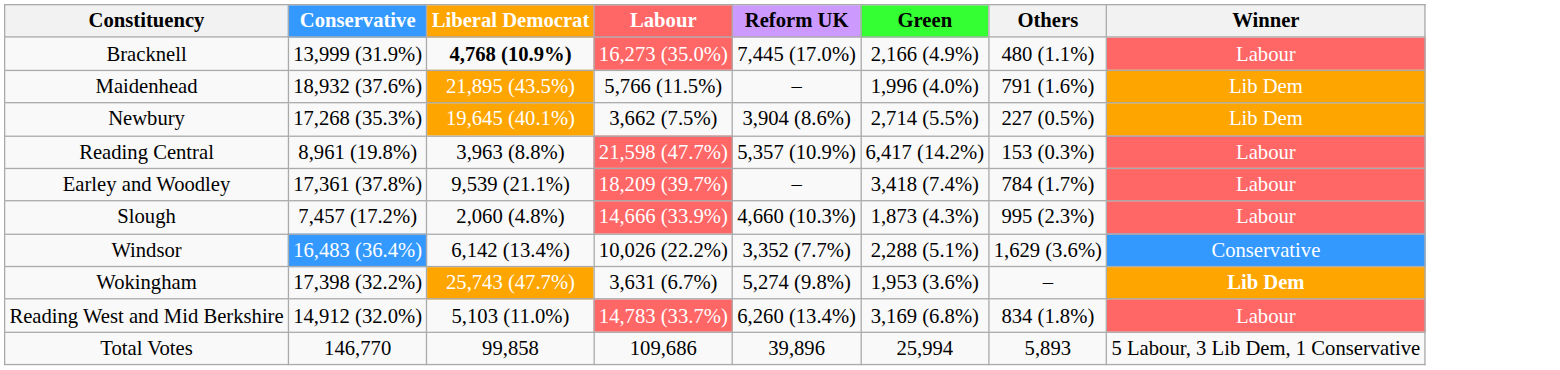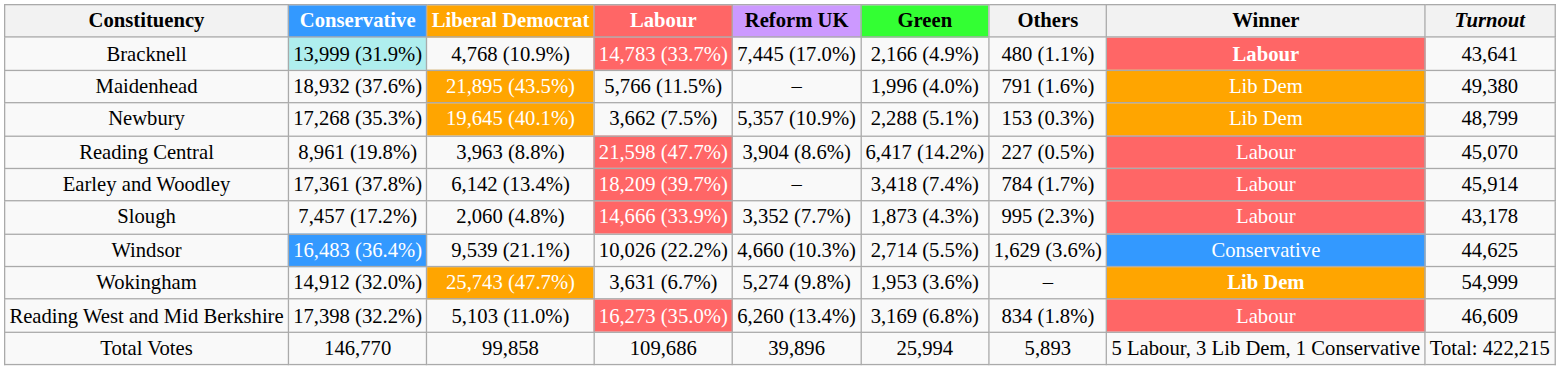+ column: (1490, 20)
(358, 53) no background -> (358, 53) paleturquoise background
(510, 53) bold -> (510, 53) normal
(663, 53) 16,273 (35.0%) -> (663, 53) 14,783 (33.7%)
(1266, 53) normal -> (1266, 53) bold
(797, 119) 3,904 (8.6%) -> (797, 119) 5,357 (10.9%)
(925, 119) 2,714 (5.5%) -> (925, 119) 2,288 (5.1%)
(1048, 119) 227 (0.5%) -> (1048, 119) 153 (0.3%)
(797, 151) 5,357 (10.9%) -> (797, 151) 3,904 (8.6%)
(1048, 151) 153 (0.3%) -> (1048, 151) 227 (0.5%)
(510, 184) 9,539 (21.1%) -> (510, 184) 6,142 (13.4%)
(797, 217) 4,660 (10.3%) -> (797, 217) 3,352 (7.7%)
(510, 250) 6,142 (13.4%) -> (510, 250) 9,539 (21.1%)
(797, 250) 3,352 (7.7%) -> (797, 250) 4,660 (10.3%)
(925, 250) 2,288 (5.1%) -> (925, 250) 2,714 (5.5%)
(358, 282) 17,398 (32.2%) -> (358, 282) 14,912 (32.0%)
(358, 315) 14,912 (32.0%) -> (358, 315) 17,398 (32.2%)
(663, 315) 14,783 (33.7%) -> (663, 315) 16,273 (35.0%)
